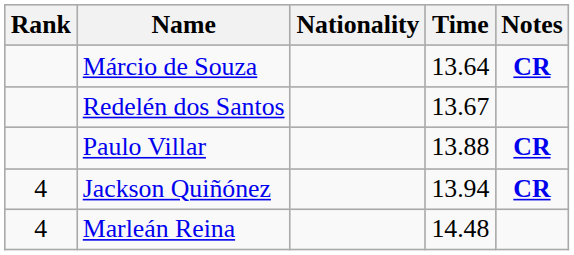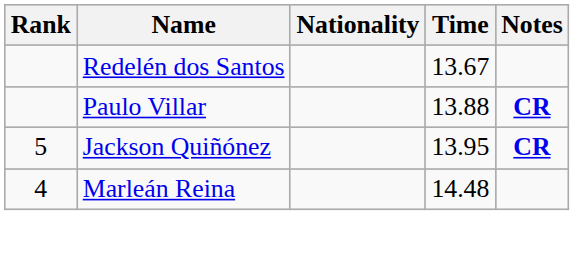- row: (170, 65)
(41, 188) 4 -> (41, 147) 5
(460, 188) 13.94 -> (460, 147) 13.95
